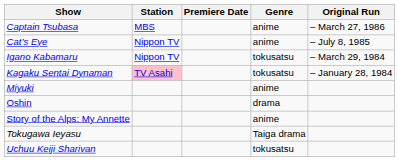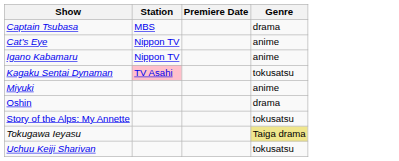- column: (351, 12)
(266, 27) anime -> (266, 27) drama
(273, 57) tokusatsu -> (266, 57) anime
(266, 118) anime -> (273, 118) tokusatsu
(279, 133) no background -> (279, 133) khaki background
